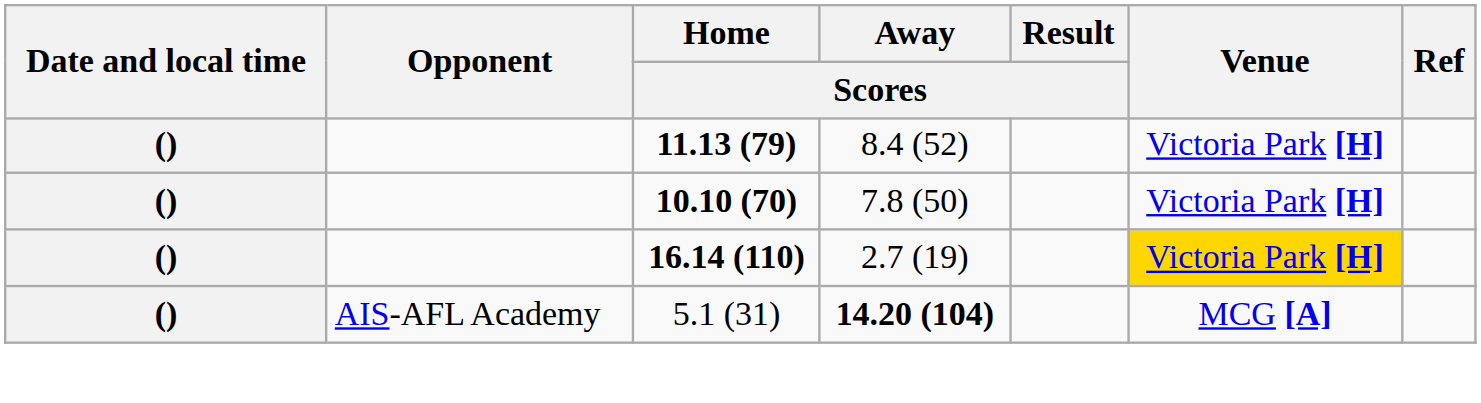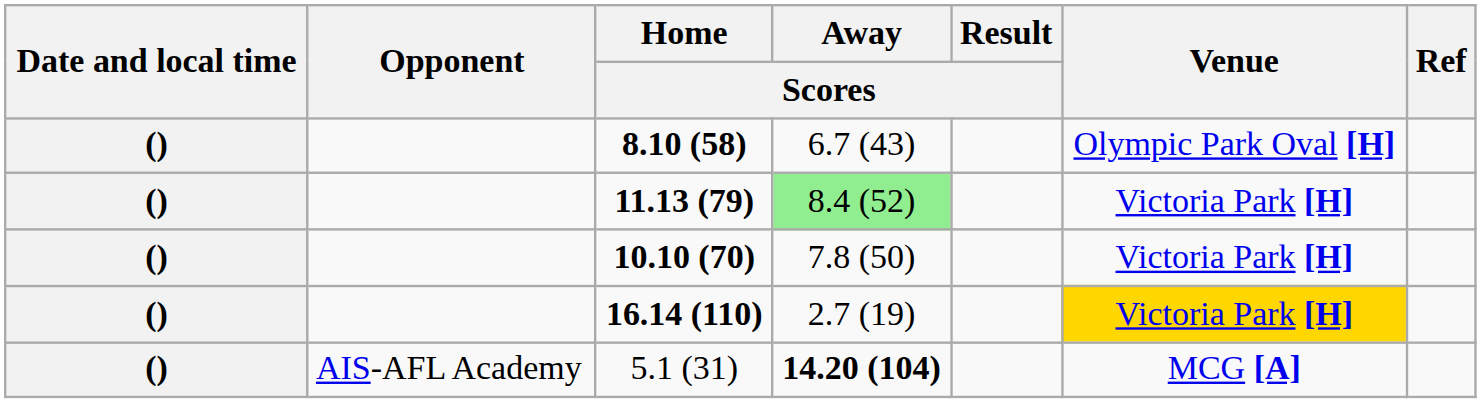+ row: (684, 145)
(915, 145) no background -> (862, 201) lightgreen background
